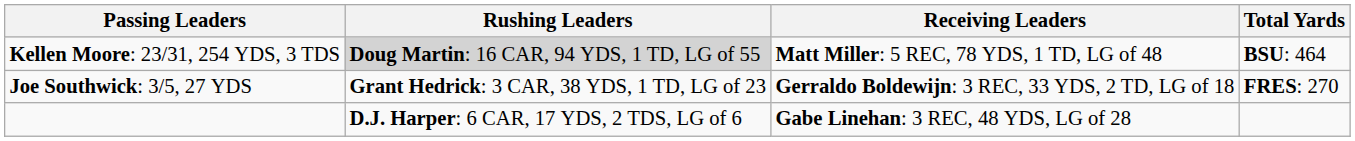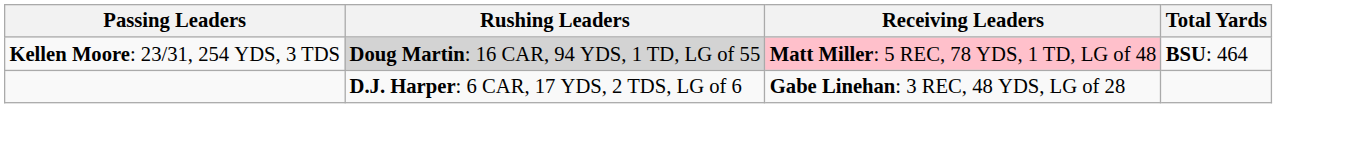(969, 53) no background -> (963, 53) pink background
- row: (131, 86)
